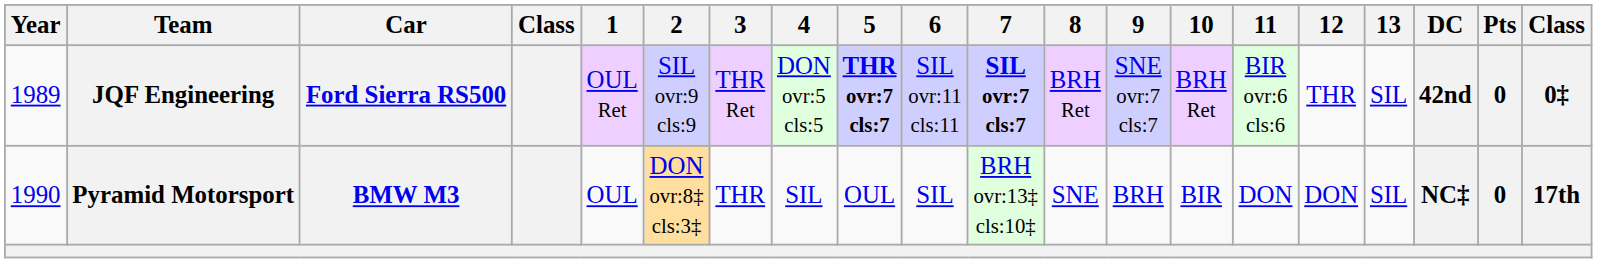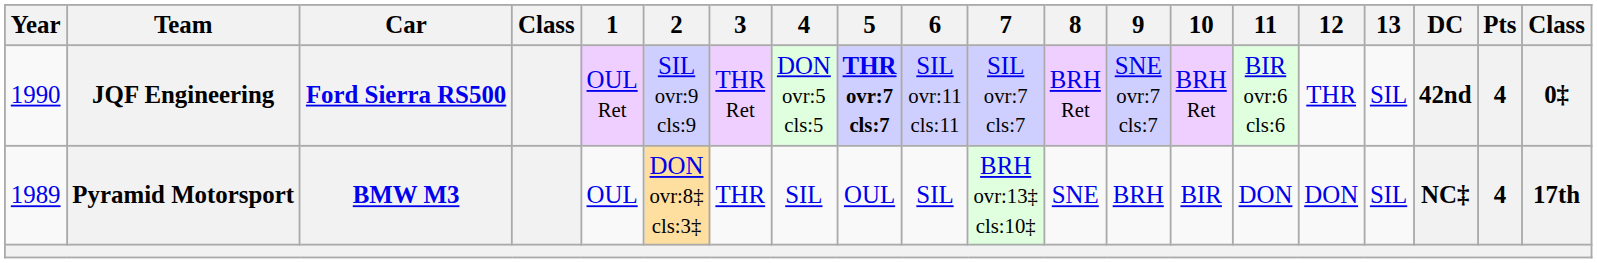(36, 94) 1989 -> (36, 94) 1990
(1006, 94) bold -> (1006, 94) normal
(1500, 94) 0 -> (1500, 94) 4
(36, 194) 1990 -> (36, 194) 1989
(1500, 194) 0 -> (1500, 194) 4
